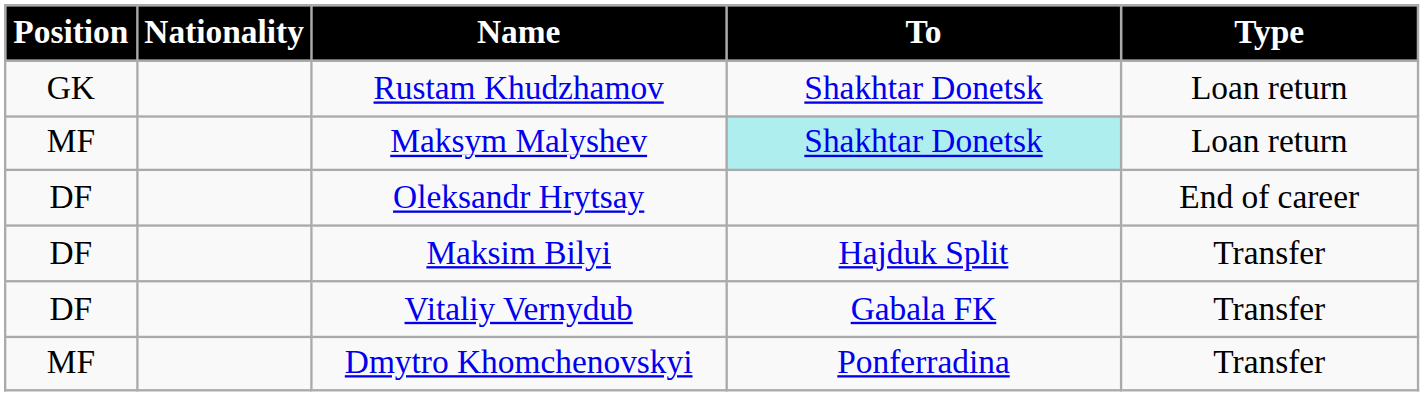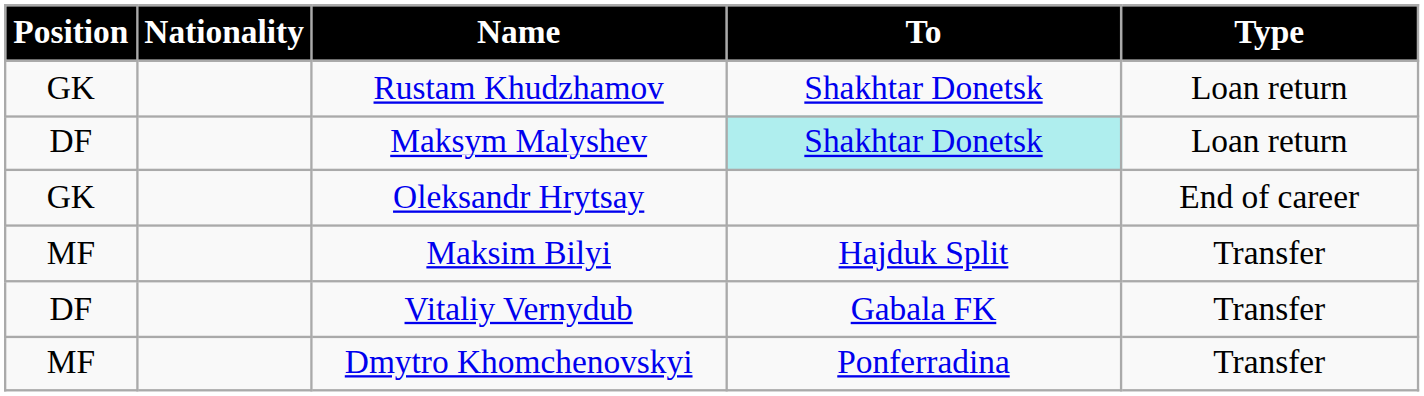(71, 142) MF -> (71, 142) DF
(71, 197) DF -> (71, 197) GK
(71, 252) DF -> (71, 252) MF
